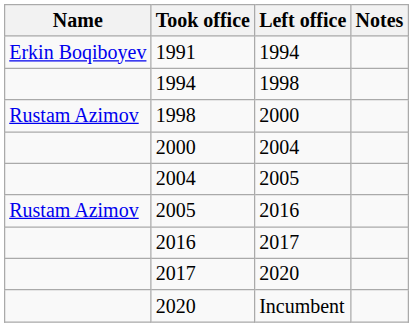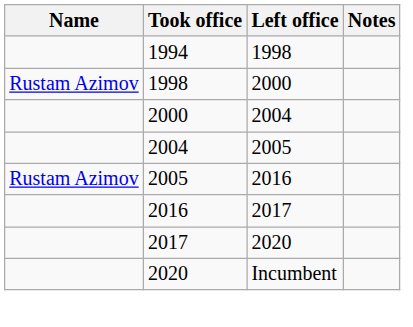- row: (176, 52)
